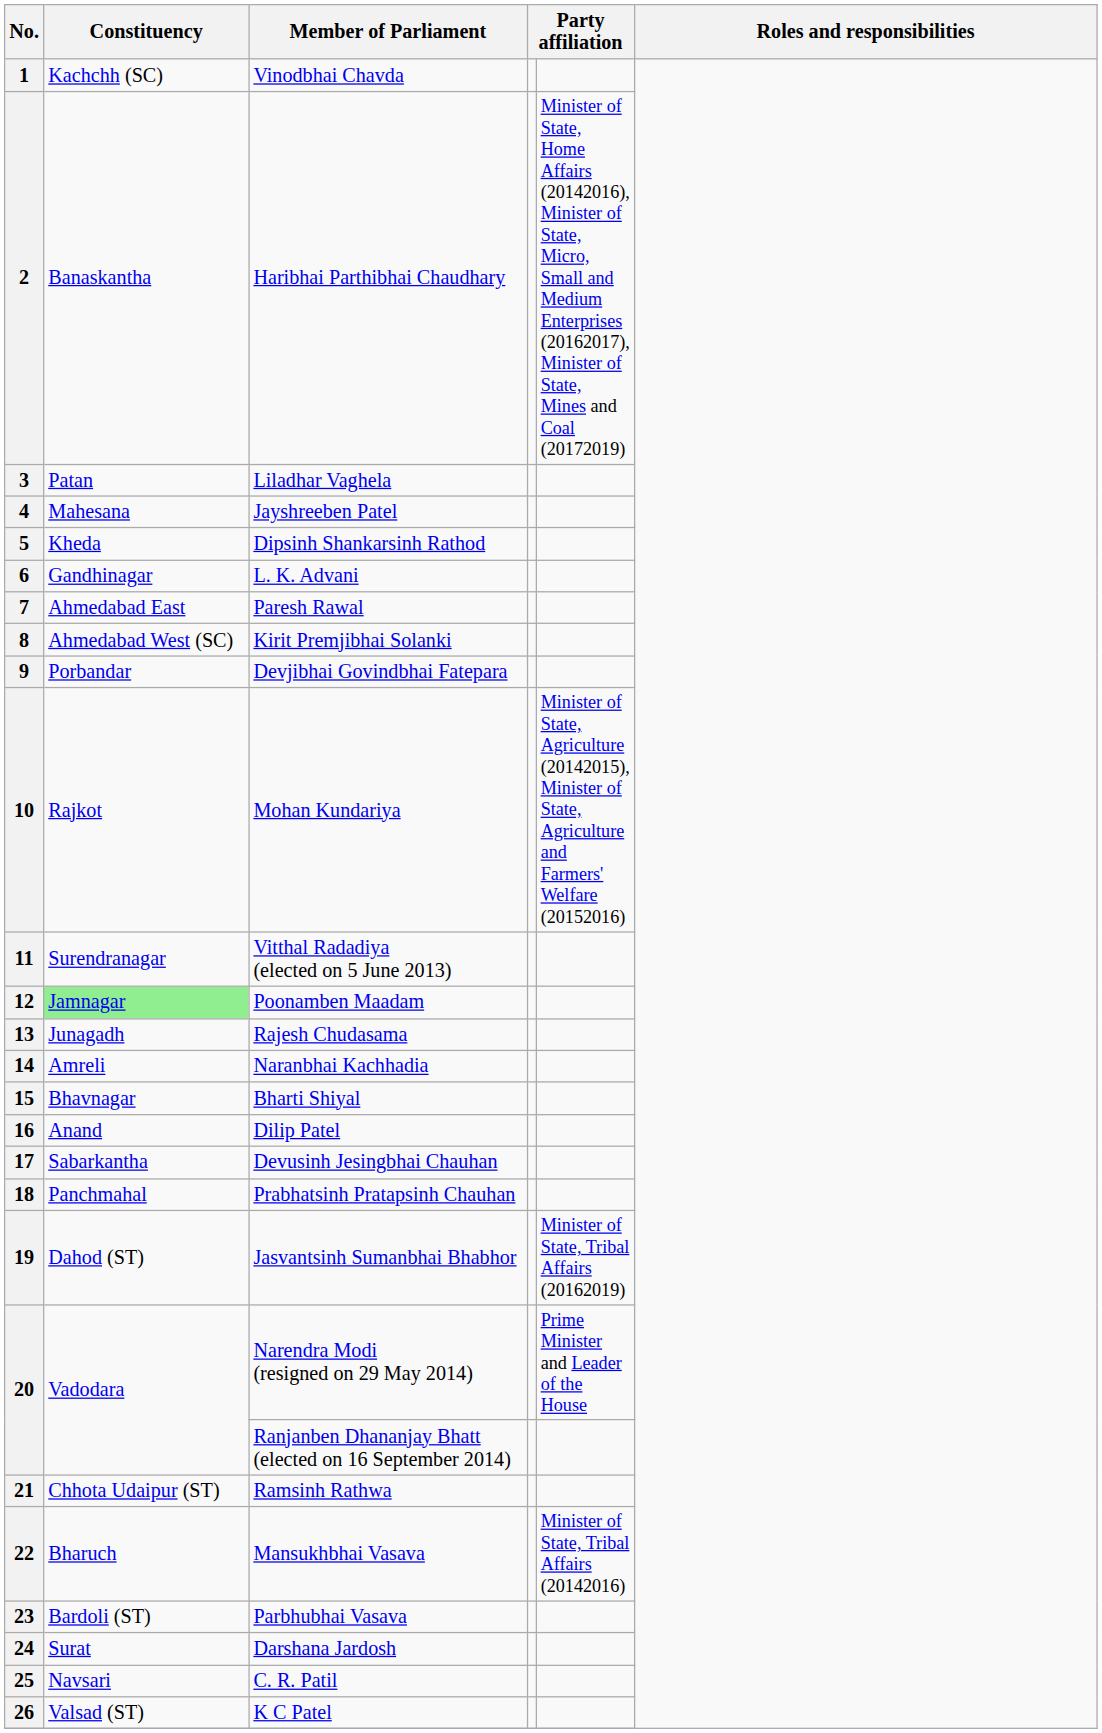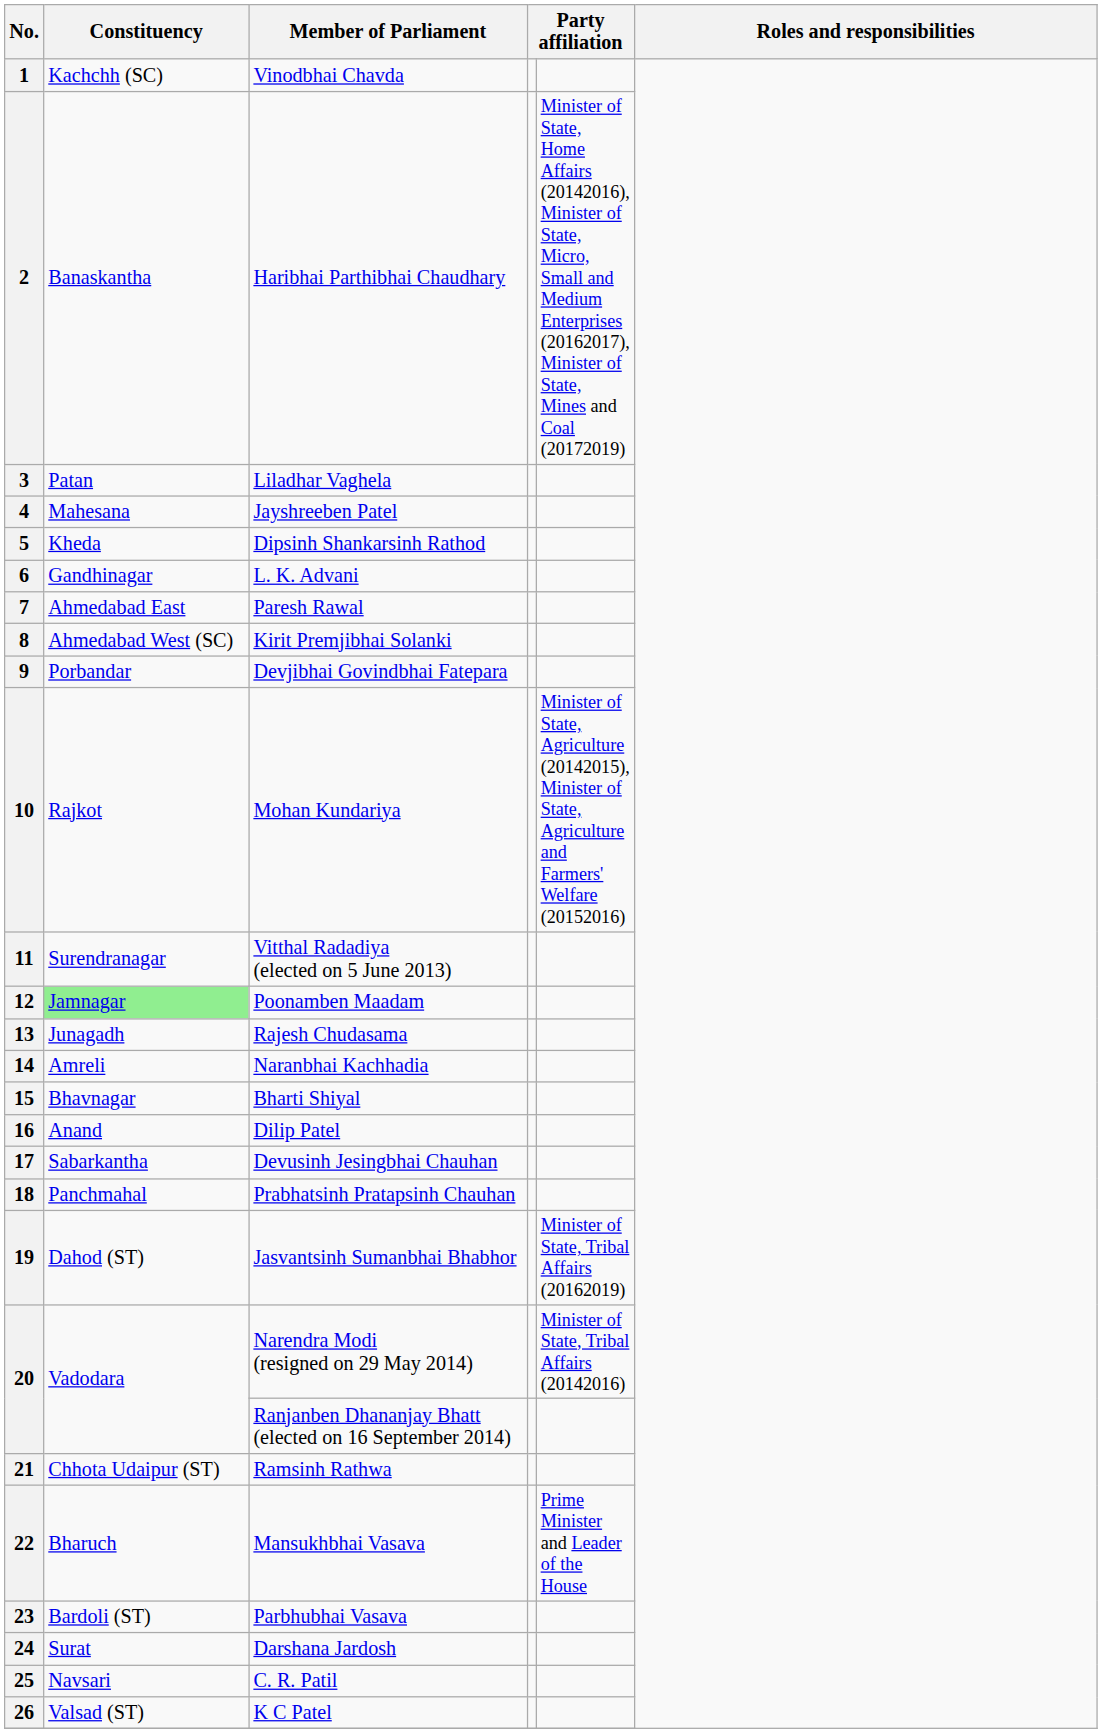(581, 1362) Prime Minister and Leader of the House -> (585, 1351) Minister of State, Tribal Affairs (20142016)
(585, 1553) Minister of State, Tribal Affairs (20142016) -> (581, 1542) Prime Minister and Leader of the House
